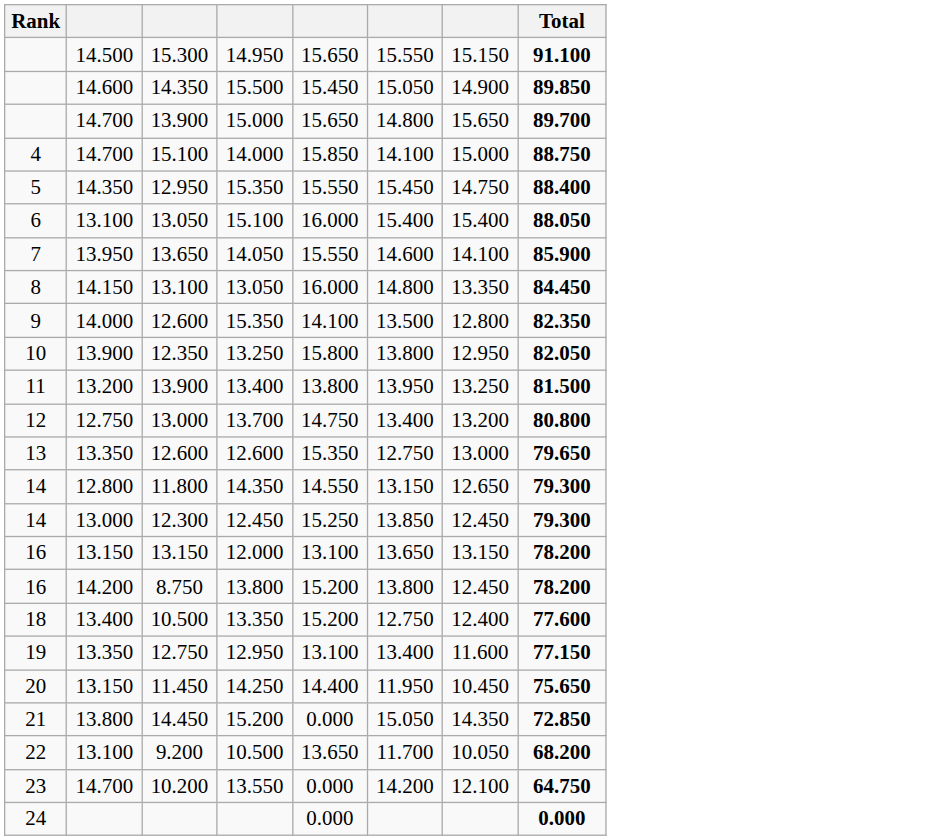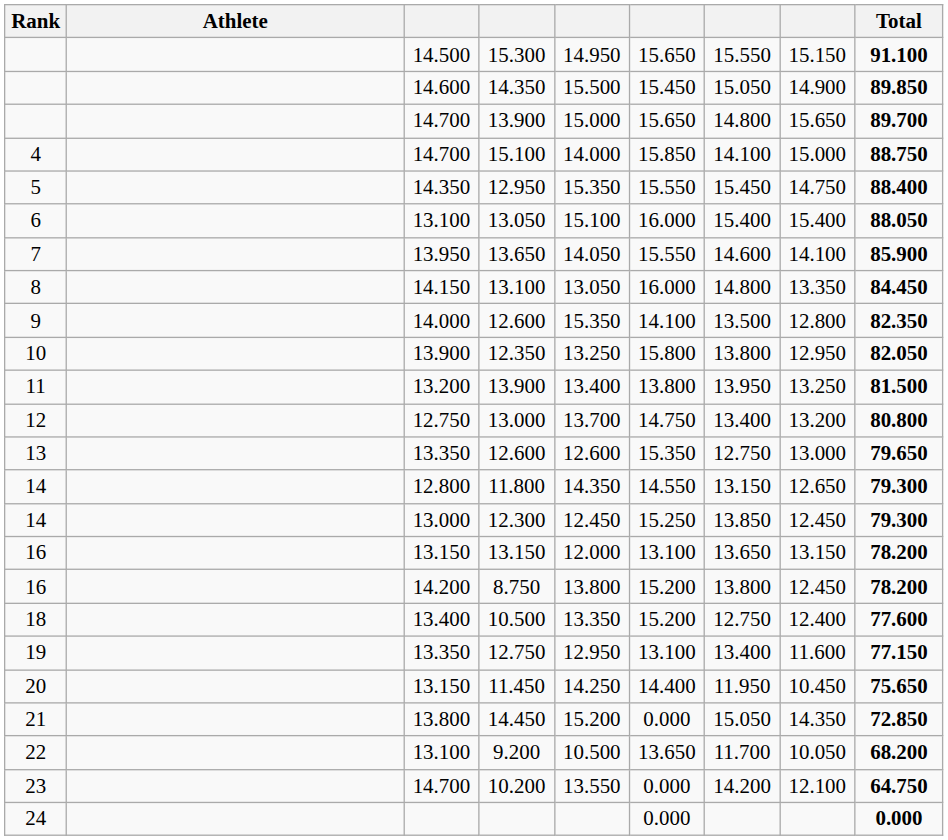+ column: (235, 21)
